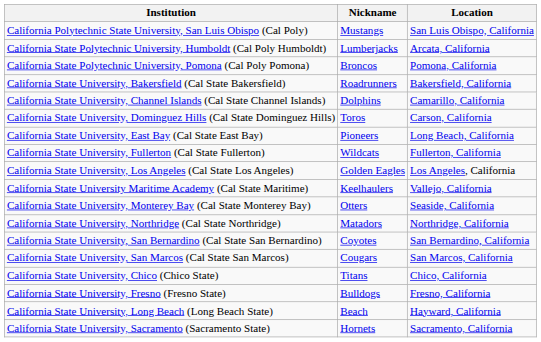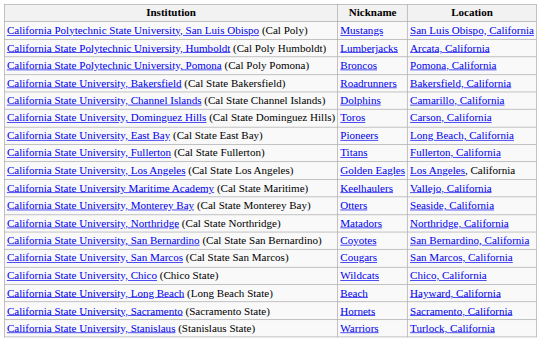(360, 153) Wildcats -> (354, 153) Titans
(354, 275) Titans -> (360, 275) Wildcats
- row: (116, 293)
+ row: (131, 328)
